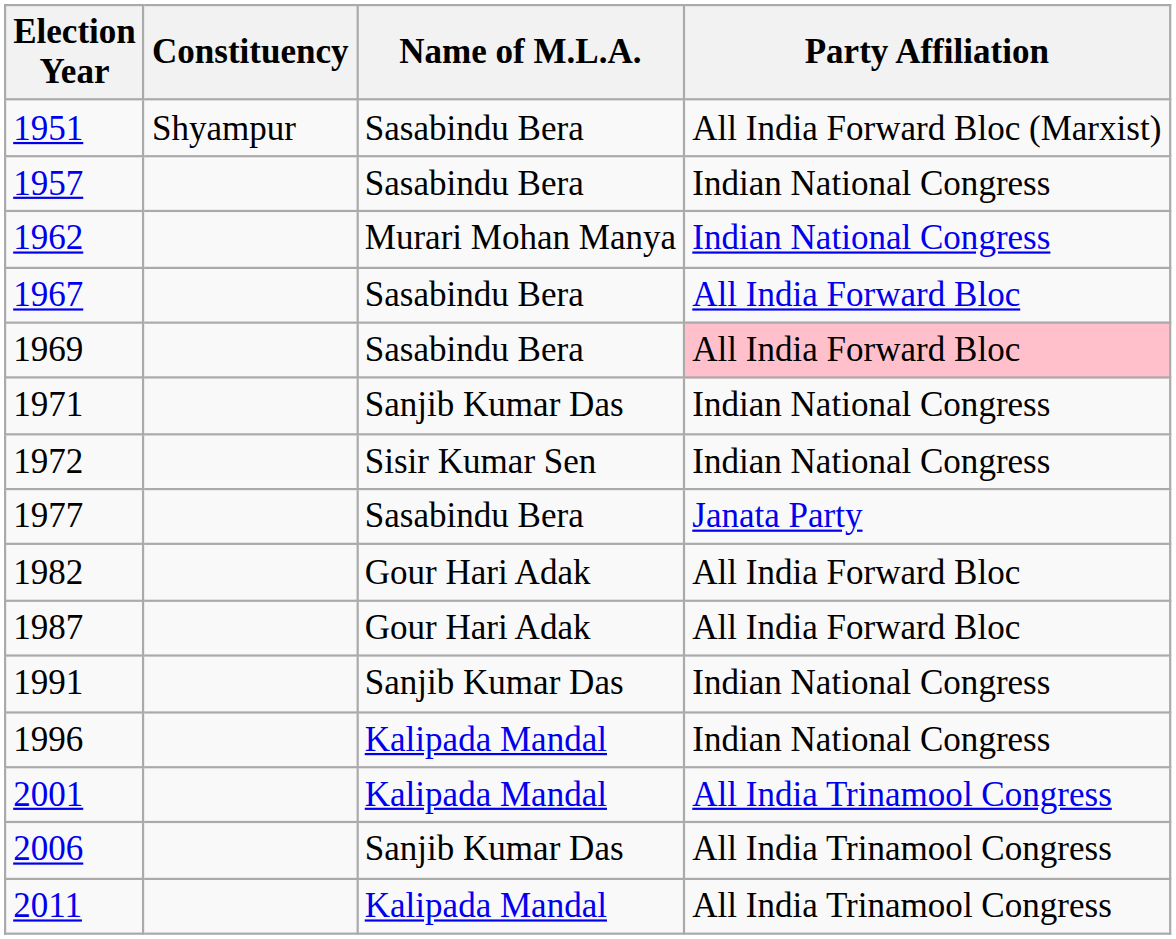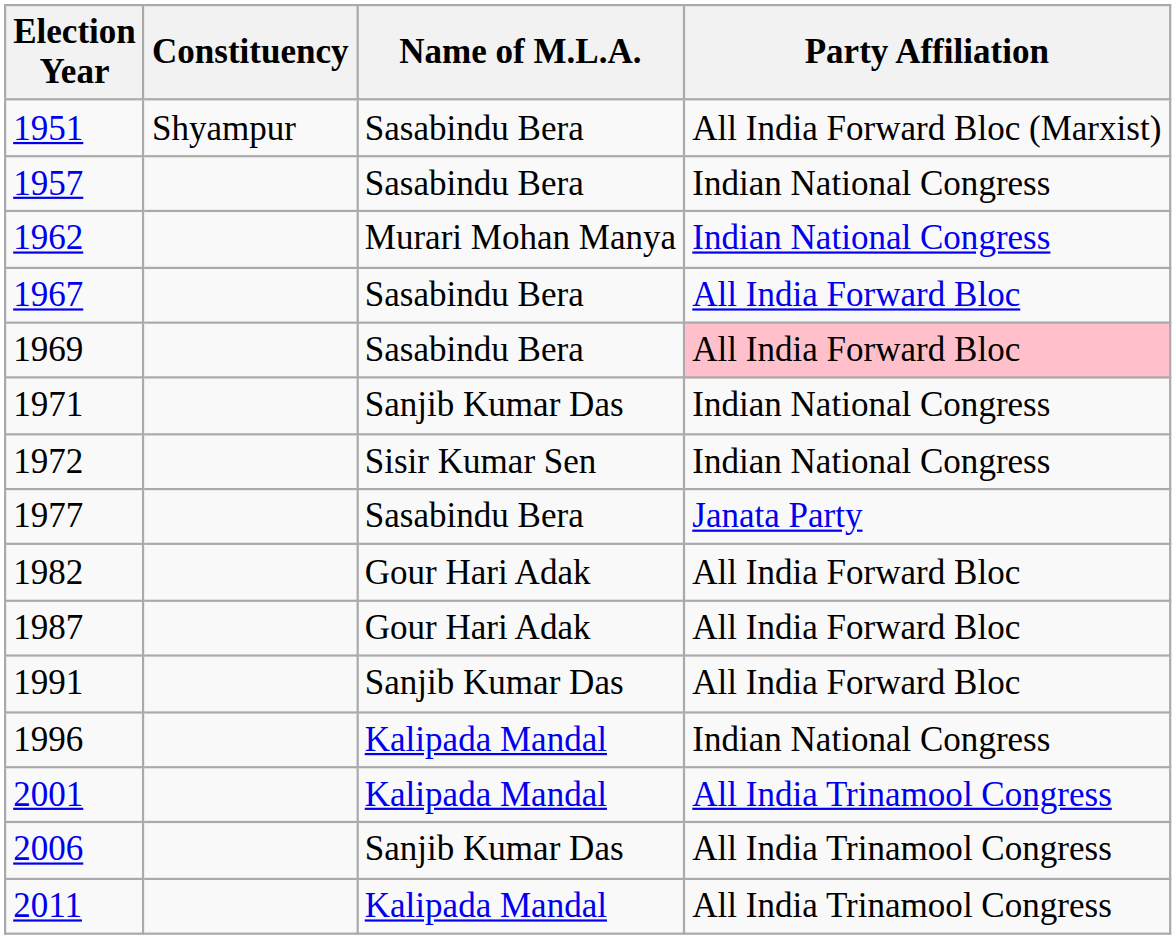(871, 682) Indian National Congress -> (856, 682) All India Forward Bloc
